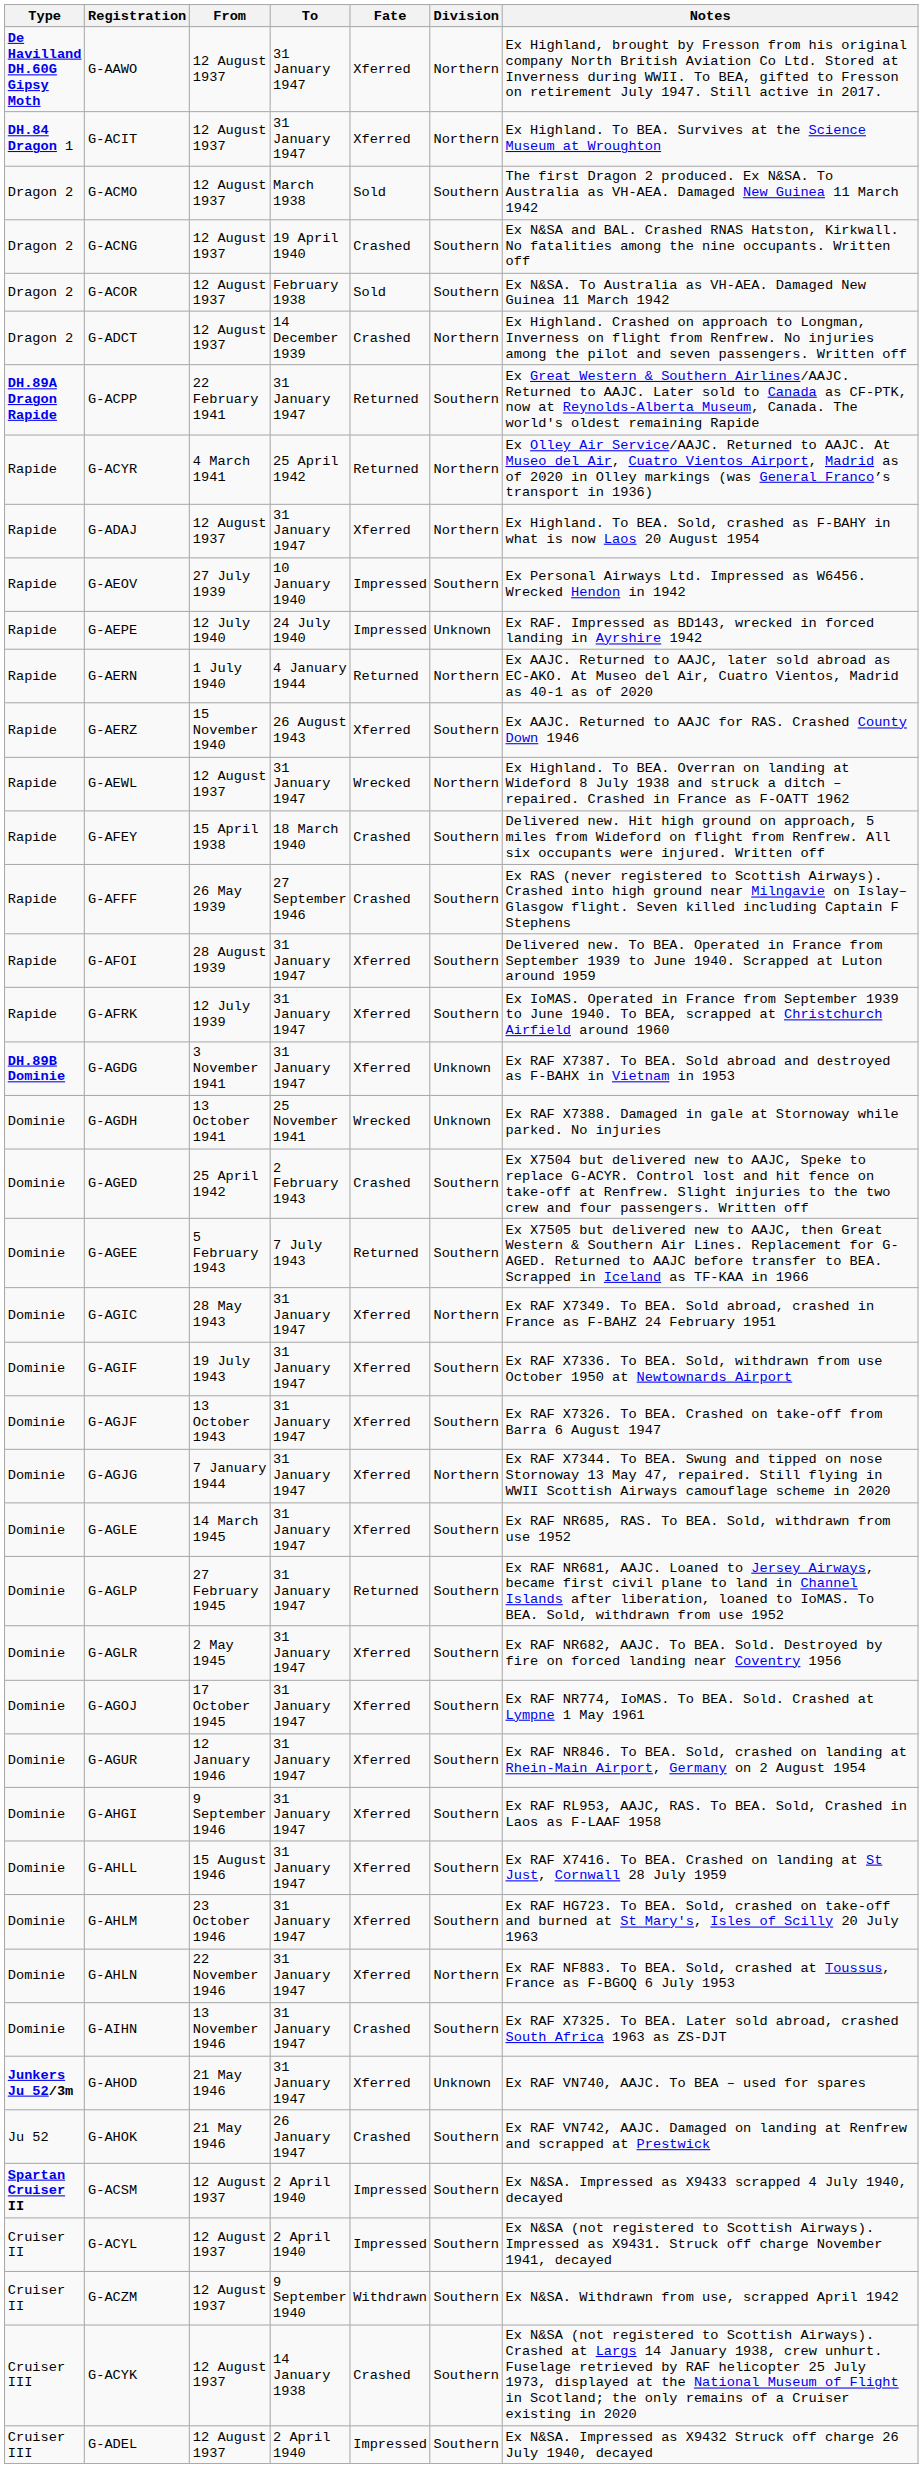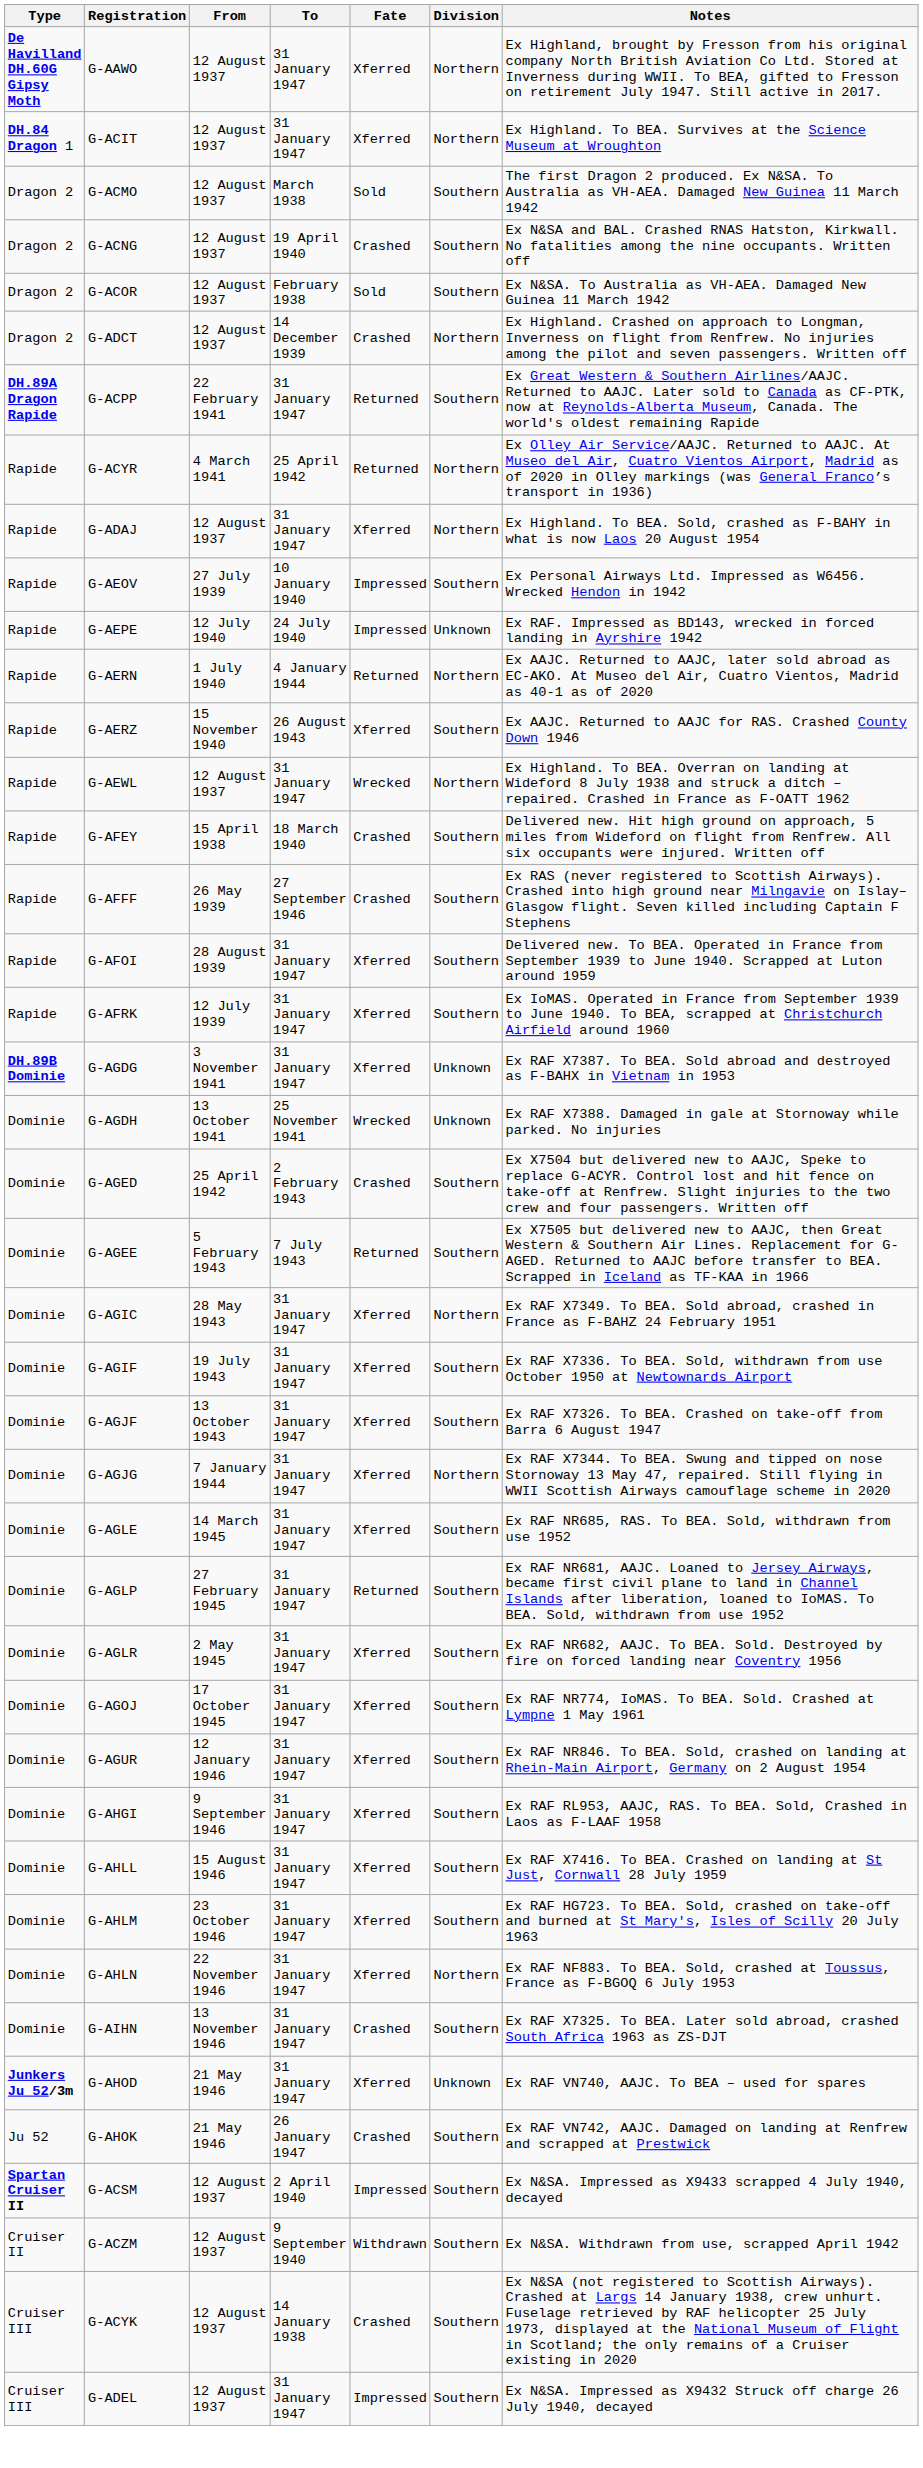- row: (113, 2244)
(302, 2445) 2 April 1940 -> (302, 2399) 31 January 1947
